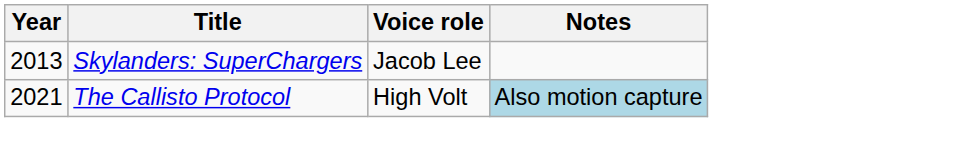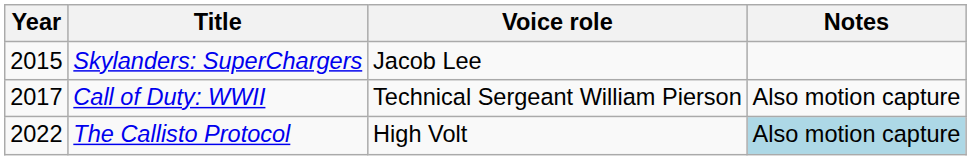(36, 60) 2013 -> (36, 60) 2015
+ row: (169, 97)
(36, 97) 2021 -> (36, 135) 2022
